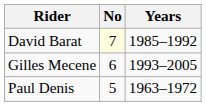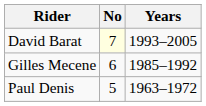(163, 40) 1985–1992 -> (163, 40) 1993–2005
(163, 64) 1993–2005 -> (163, 64) 1985–1992
